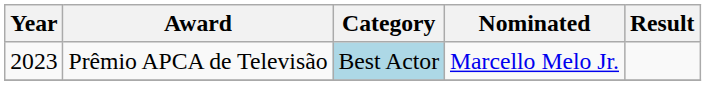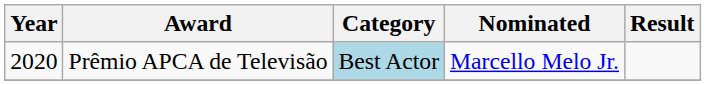(34, 60) 2023 -> (34, 60) 2020
